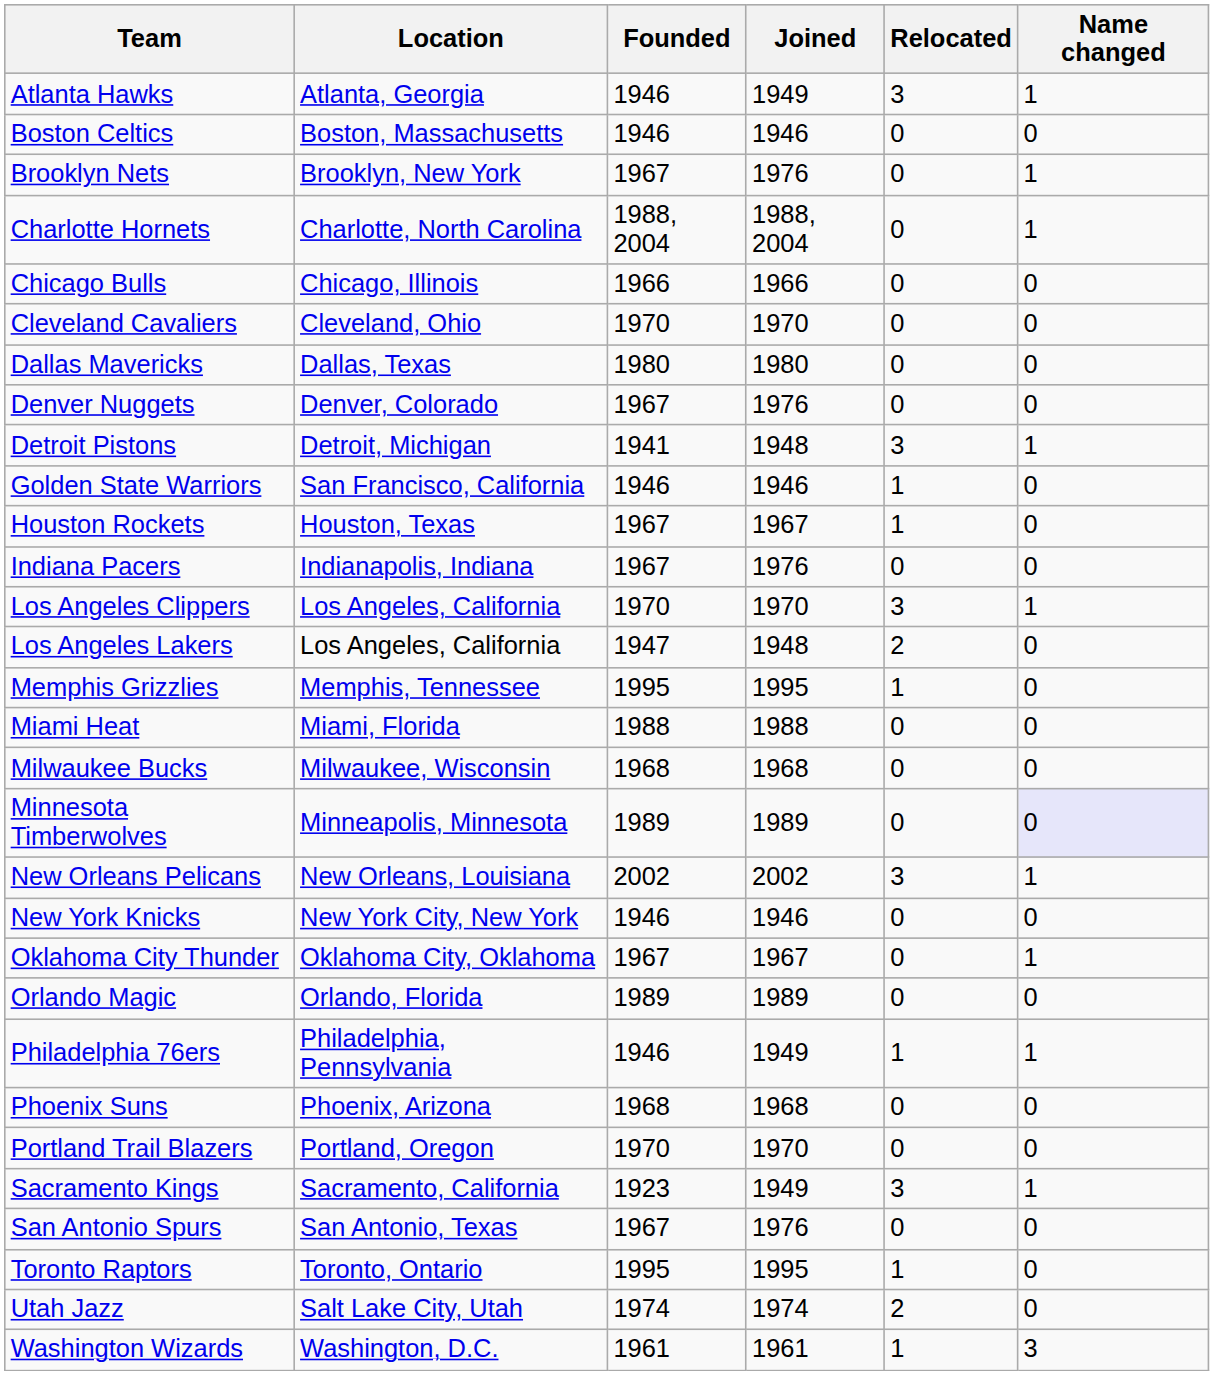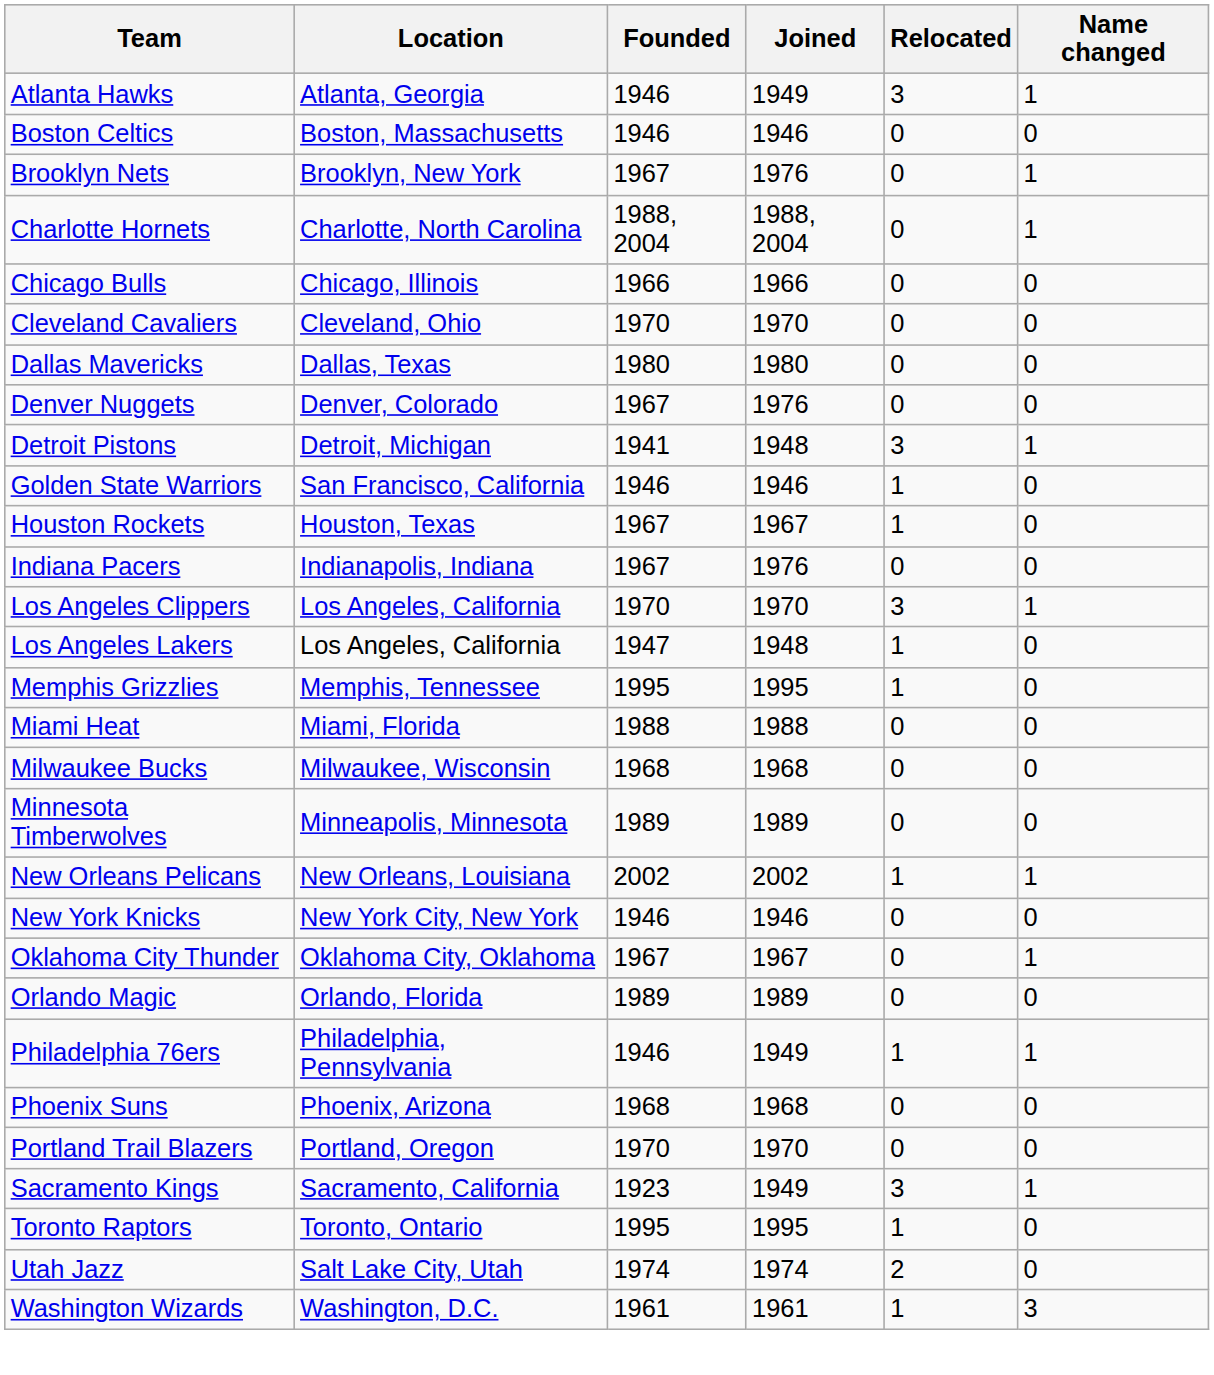(897, 646) 2 -> (897, 646) 1
(1031, 822) lavender background -> (1031, 822) no background
(897, 877) 3 -> (897, 877) 1
- row: (116, 1228)
